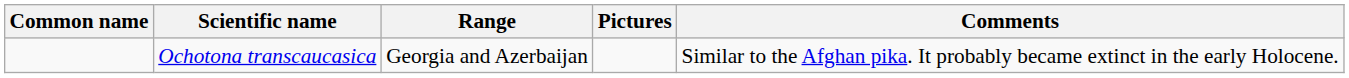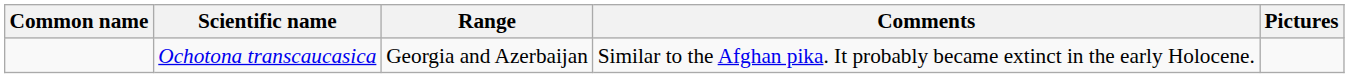columns swapped: (1010, 21) <-> (635, 21)
